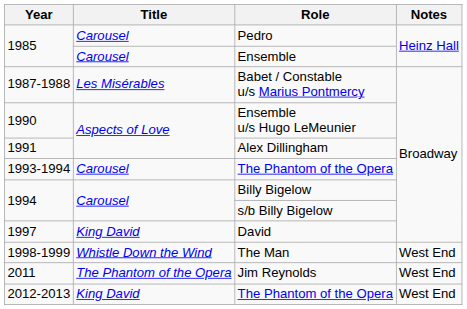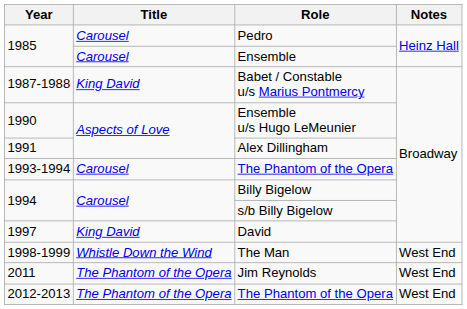(120, 84) Les Misérables -> (108, 84) King David
(108, 294) King David -> (154, 294) The Phantom of the Opera
